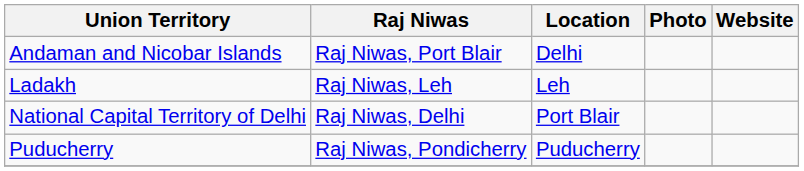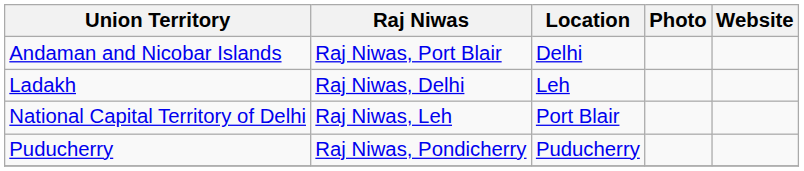(384, 85) Raj Niwas, Leh -> (390, 85) Raj Niwas, Delhi
(390, 117) Raj Niwas, Delhi -> (384, 117) Raj Niwas, Leh
